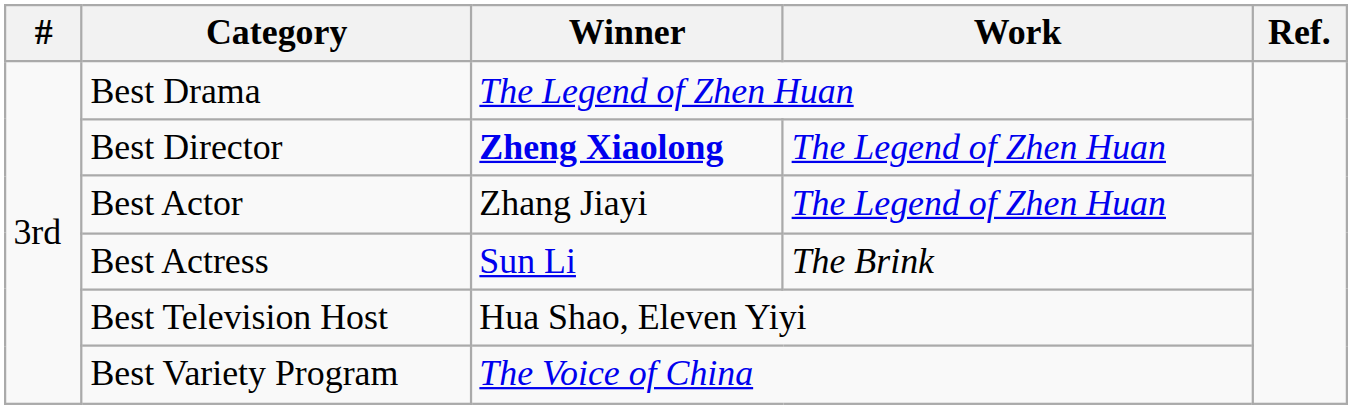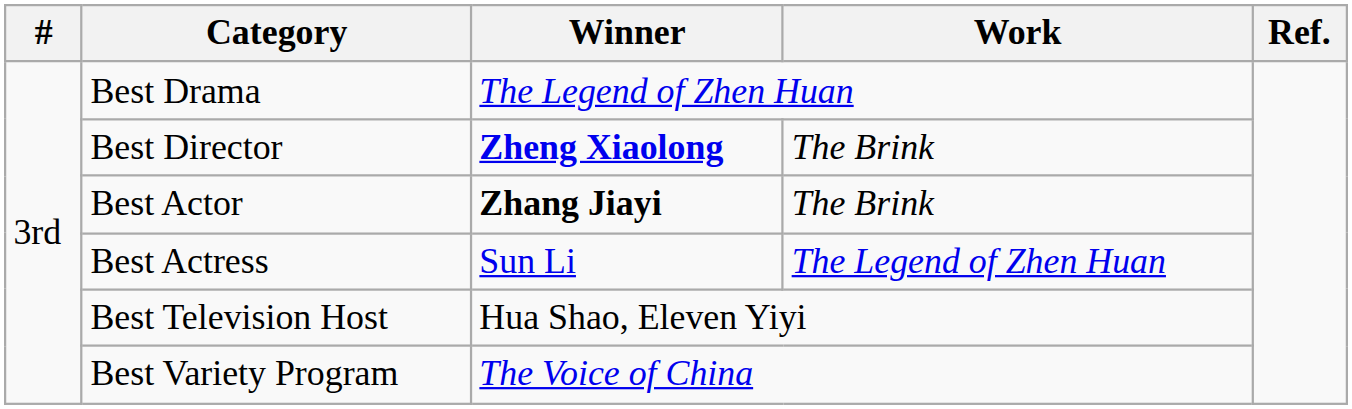(979, 146) The Legend of Zhen Huan -> (863, 146) The Brink
(563, 203) normal -> (570, 203) bold
(979, 203) The Legend of Zhen Huan -> (863, 203) The Brink
(863, 260) The Brink -> (979, 260) The Legend of Zhen Huan
